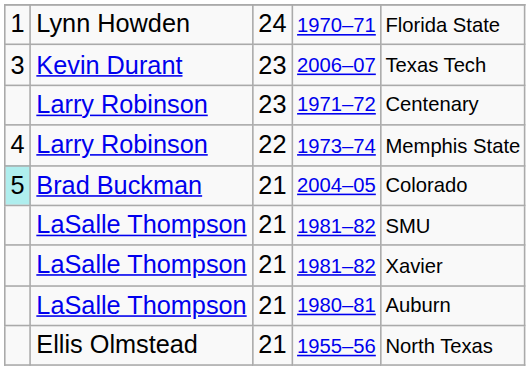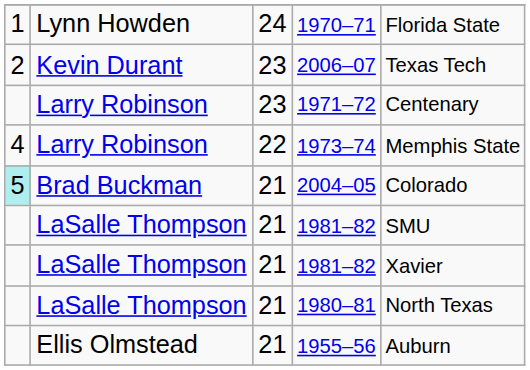(18, 64) 3 -> (18, 64) 2
(418, 305) Auburn -> (439, 305) North Texas
(439, 346) North Texas -> (418, 346) Auburn
